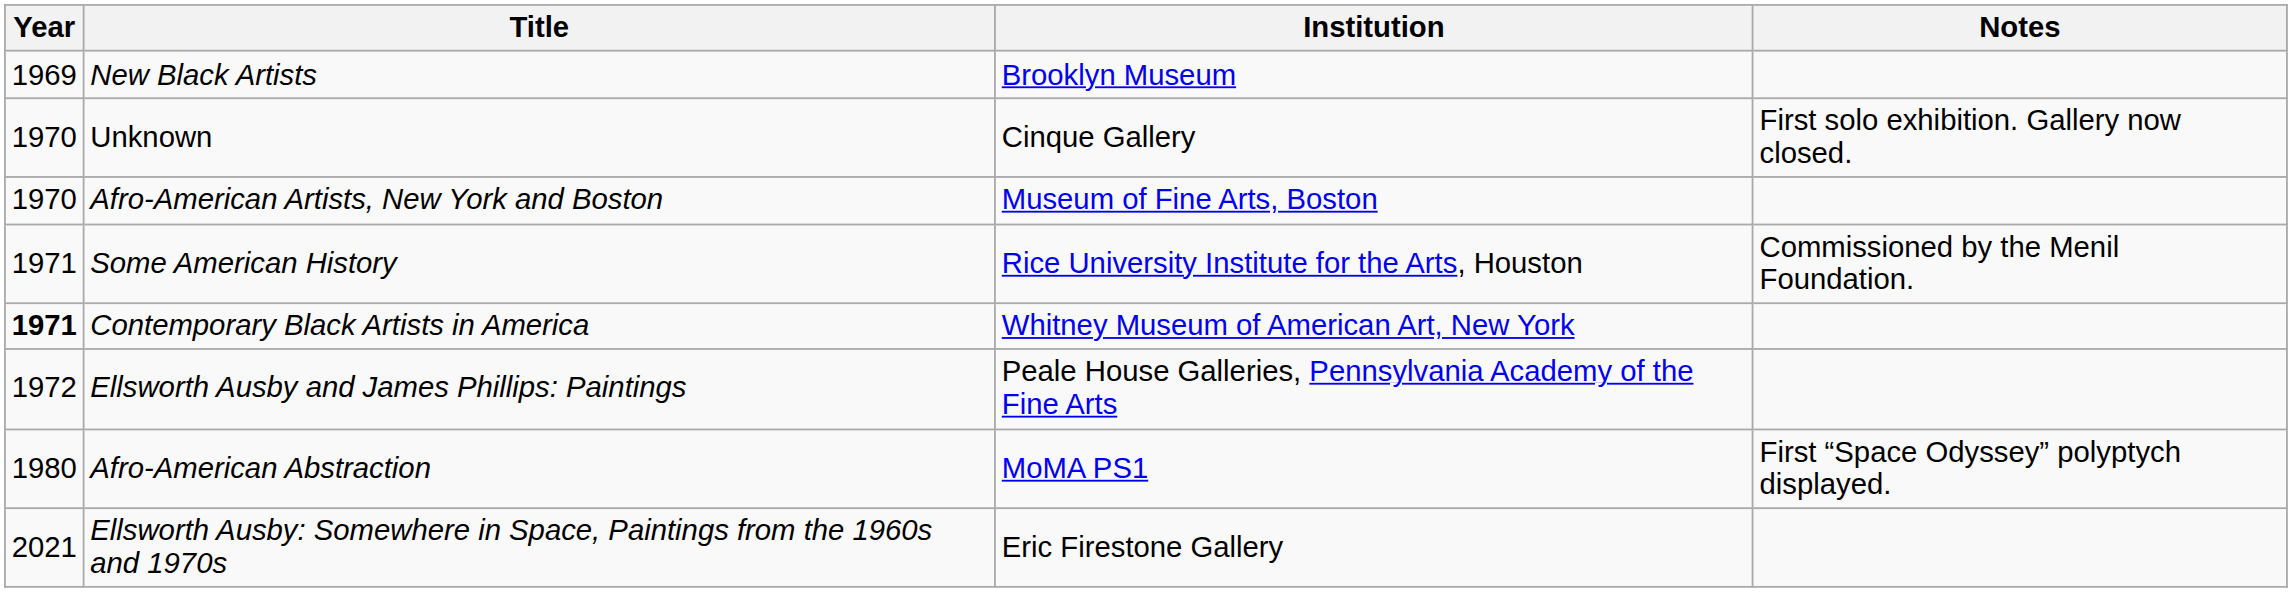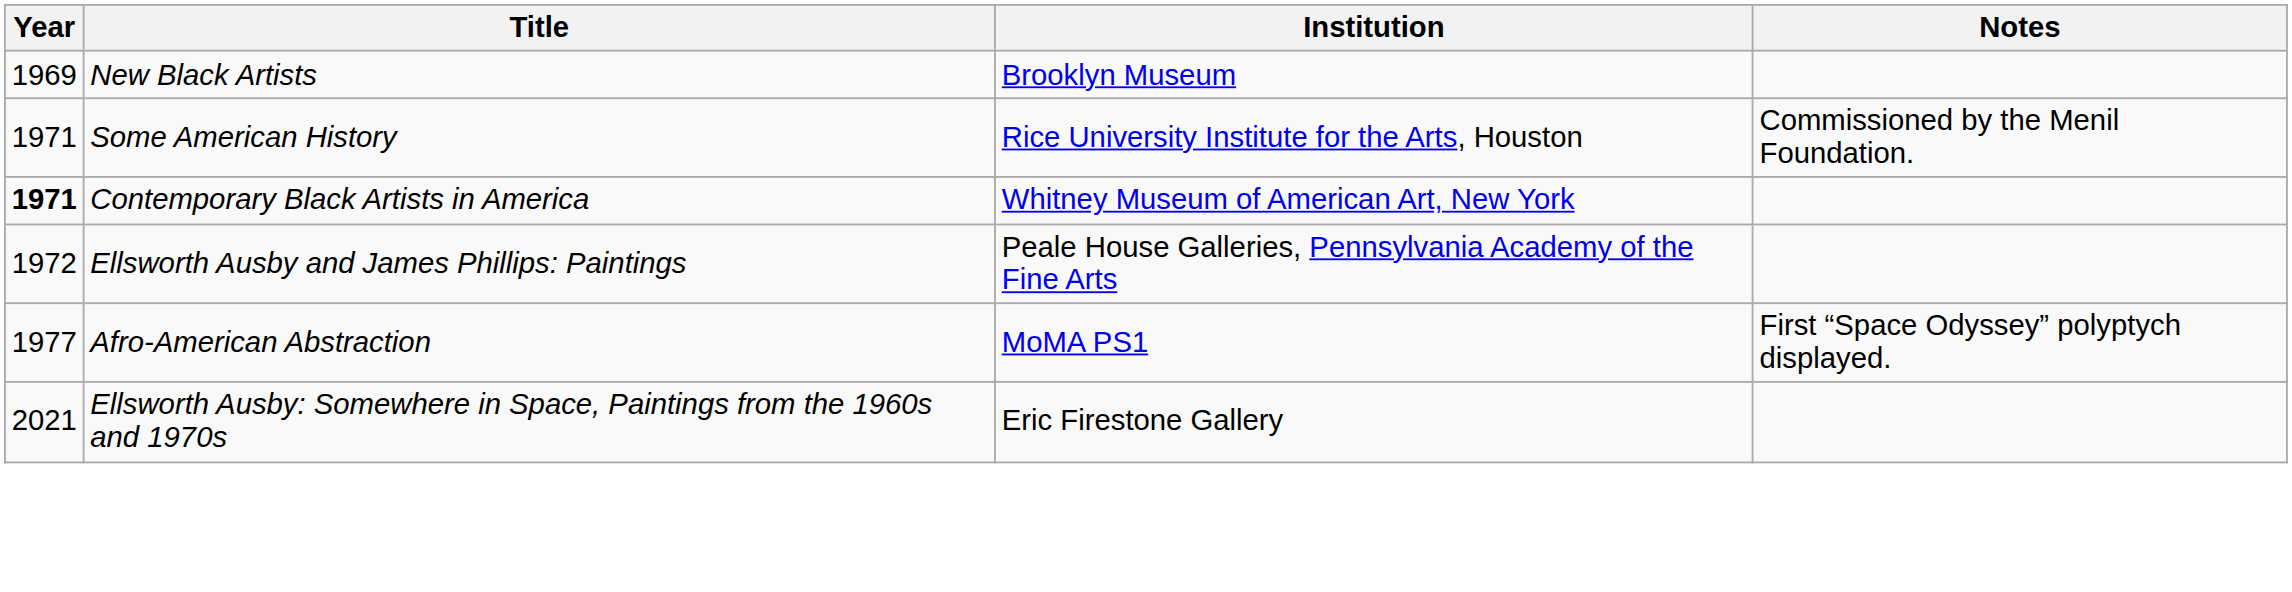- row: (151, 137)
- row: (377, 199)
(44, 468) 1980 -> (44, 342) 1977
